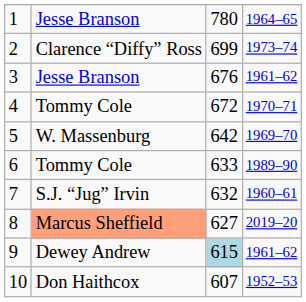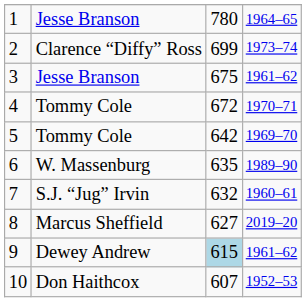(224, 77) 676 -> (224, 77) 675
(93, 135) W. Massenburg -> (84, 135) Tommy Cole
(84, 164) Tommy Cole -> (93, 164) W. Massenburg
(224, 164) 633 -> (224, 164) 635
(99, 223) lightsalmon background -> (99, 223) no background
